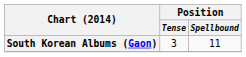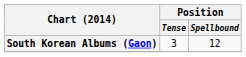(215, 44) 11 -> (215, 44) 12
